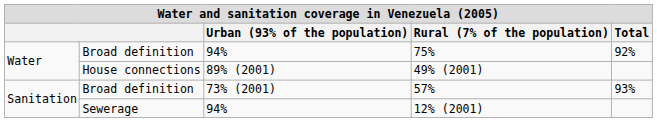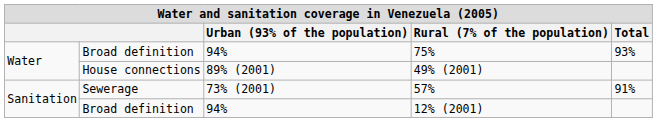(625, 52) 92% -> (625, 52) 93%
(138, 89) Broad definition -> (110, 89) Sewerage
(625, 89) 93% -> (625, 89) 91%
(110, 108) Sewerage -> (138, 108) Broad definition
